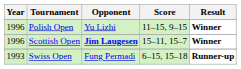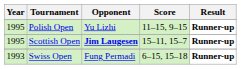(16, 27) 1996 -> (16, 27) 1995
(206, 27) Winner -> (213, 27) Runner-up
(16, 42) 1996 -> (16, 42) 1995
(206, 42) Winner -> (213, 42) Runner-up
